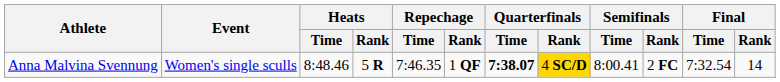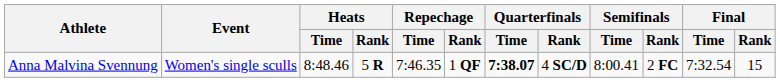(564, 65) gold background -> (564, 65) no background
(755, 65) 14 -> (755, 65) 15
